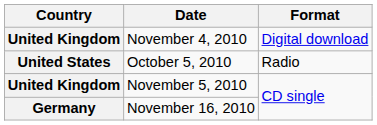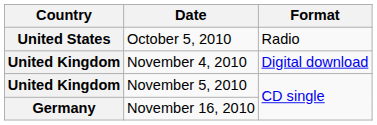rows swapped: (179, 62) <-> (187, 39)
